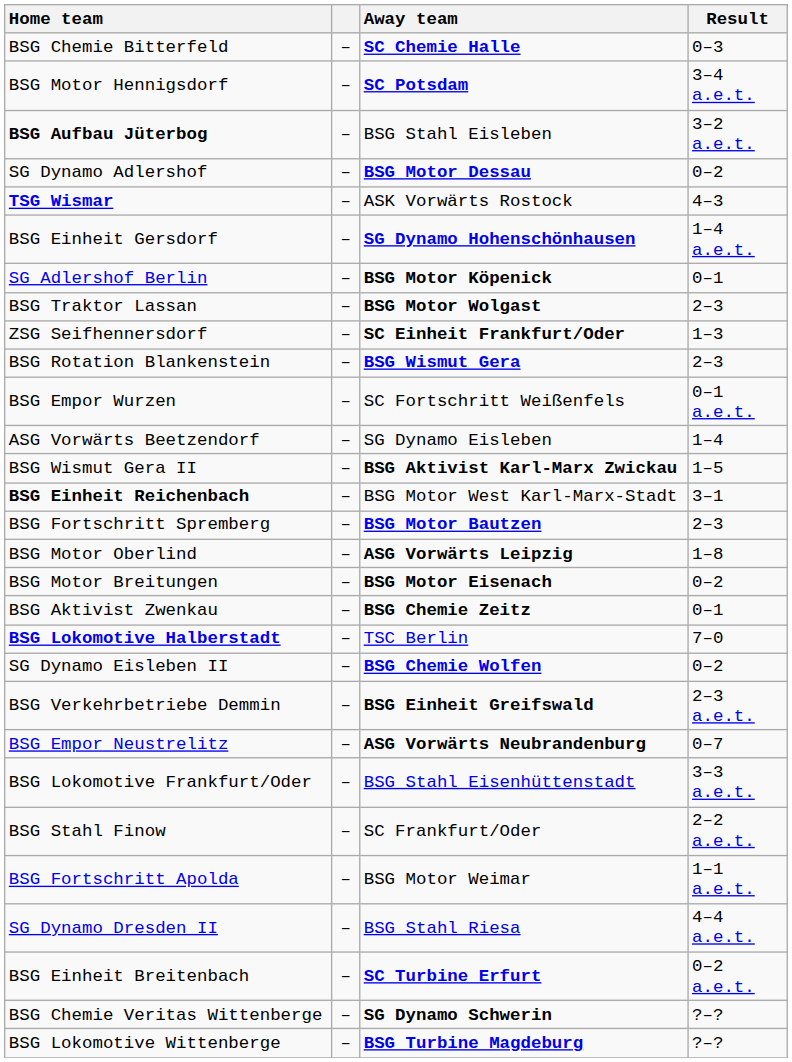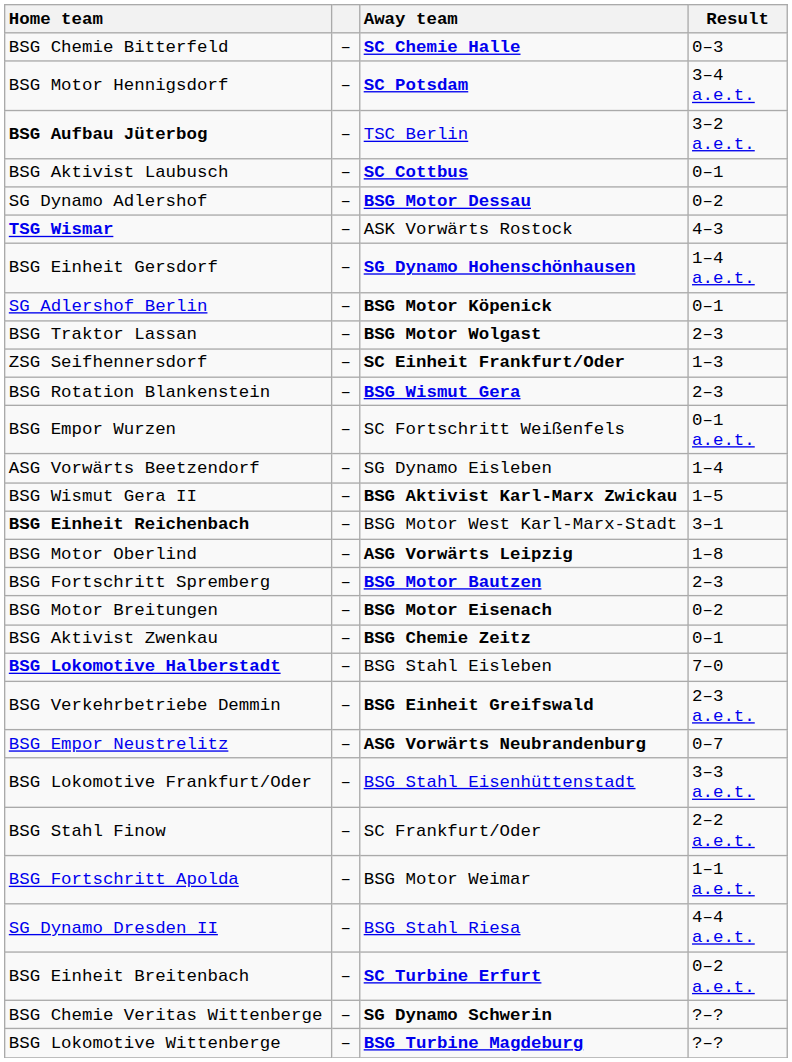(458, 134) BSG Stahl Eisleben -> (416, 134) TSC Berlin
+ row: (119, 173)
rows swapped: (139, 525) <-> (103, 554)
(416, 639) TSC Berlin -> (458, 667) BSG Stahl Eisleben
- row: (119, 667)
